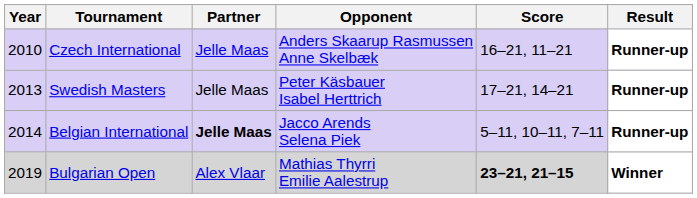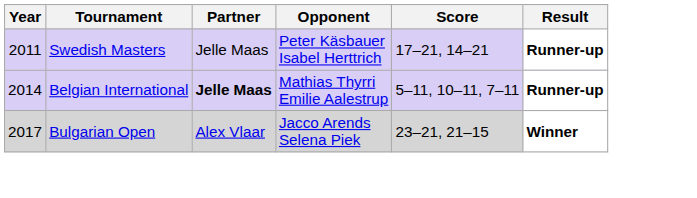- row: (115, 50)
(25, 91) 2013 -> (25, 50) 2011
(325, 132) Jacco Arends Selena Piek -> (334, 91) Mathias Thyrri Emilie Aalestrup
(25, 173) 2019 -> (25, 132) 2017
(334, 173) Mathias Thyrri Emilie Aalestrup -> (325, 132) Jacco Arends Selena Piek
(527, 173) bold -> (442, 132) normal
